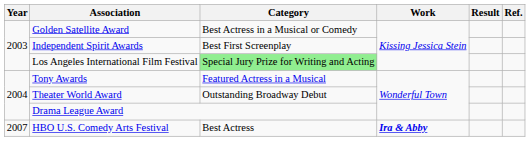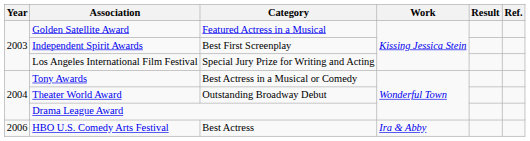(280, 29) Best Actress in a Musical or Comedy -> (264, 29) Featured Actress in a Musical
(288, 62) lightgreen background -> (288, 62) no background
(264, 78) Featured Actress in a Musical -> (280, 78) Best Actress in a Musical or Comedy
(17, 128) 2007 -> (17, 128) 2006
(403, 128) bold -> (403, 128) normal
